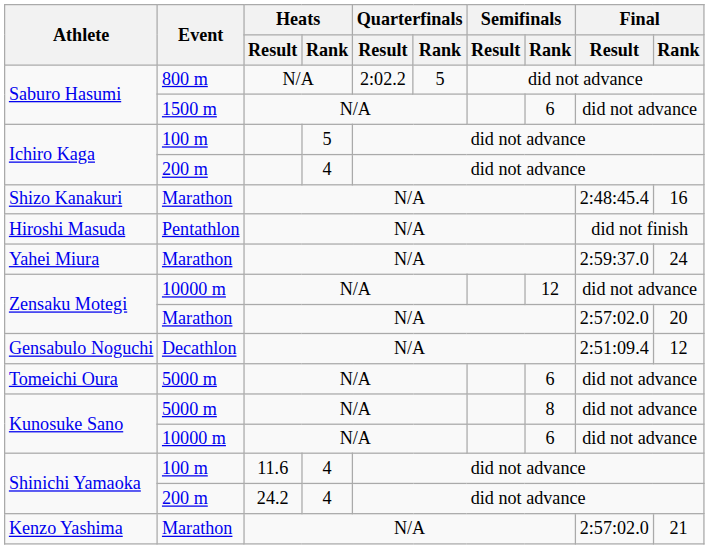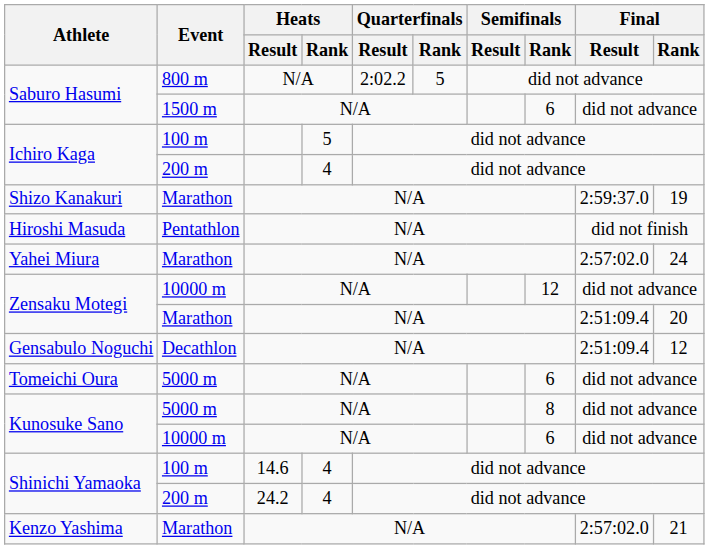(614, 199) 2:48:45.4 -> (614, 199) 2:59:37.0
(678, 199) 16 -> (678, 199) 19
(614, 259) 2:59:37.0 -> (614, 259) 2:57:02.0
(614, 319) 2:57:02.0 -> (614, 319) 2:51:09.4
(273, 468) 11.6 -> (273, 468) 14.6
